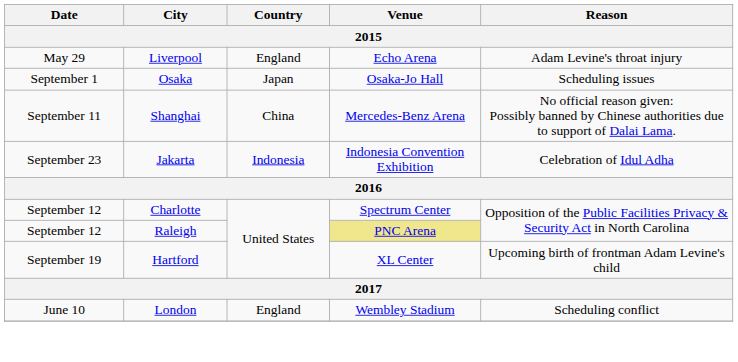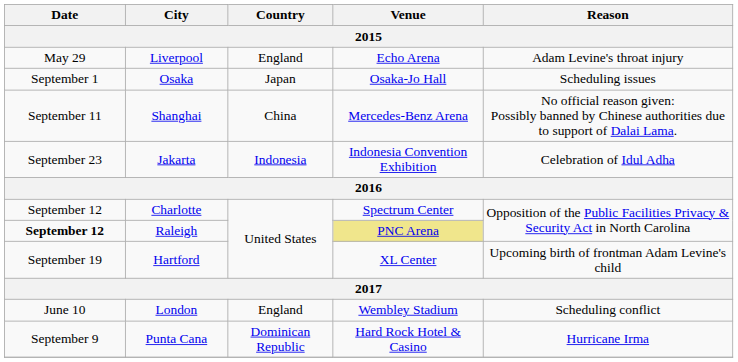(64, 231) normal -> (65, 231) bold
+ row: (176, 338)
